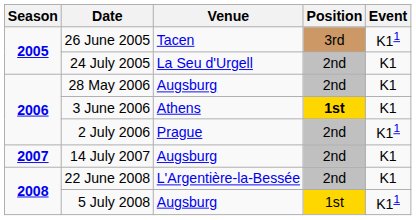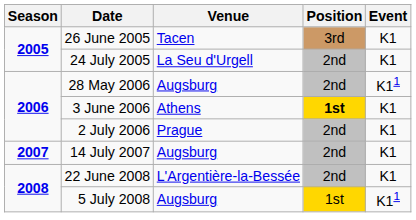(388, 40) K11 -> (388, 38) K1
(388, 86) K1 -> (388, 84) K11
(388, 132) K11 -> (388, 131) K1
